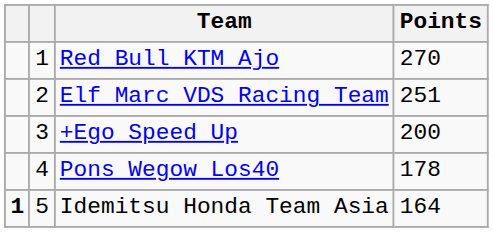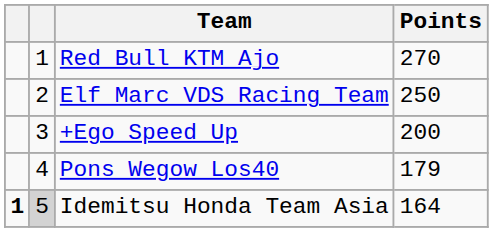(420, 97) 251 -> (420, 97) 250
(420, 171) 178 -> (420, 171) 179
(42, 208) no background -> (42, 208) lightgrey background
